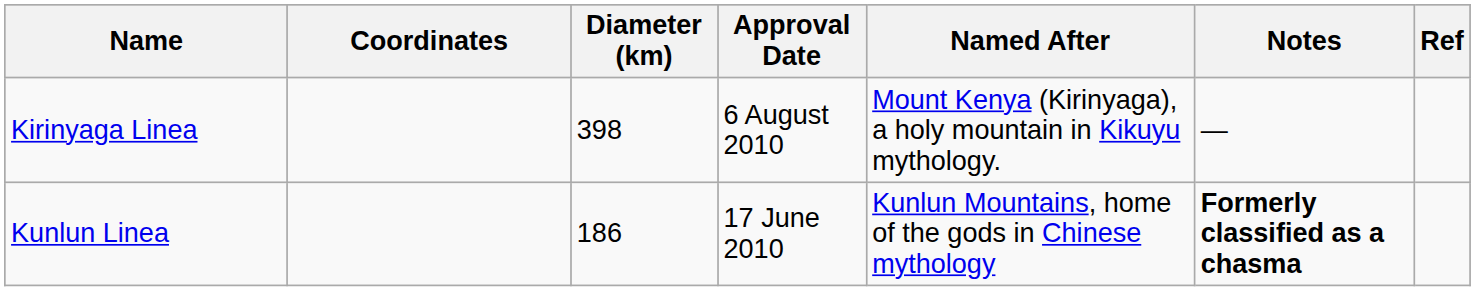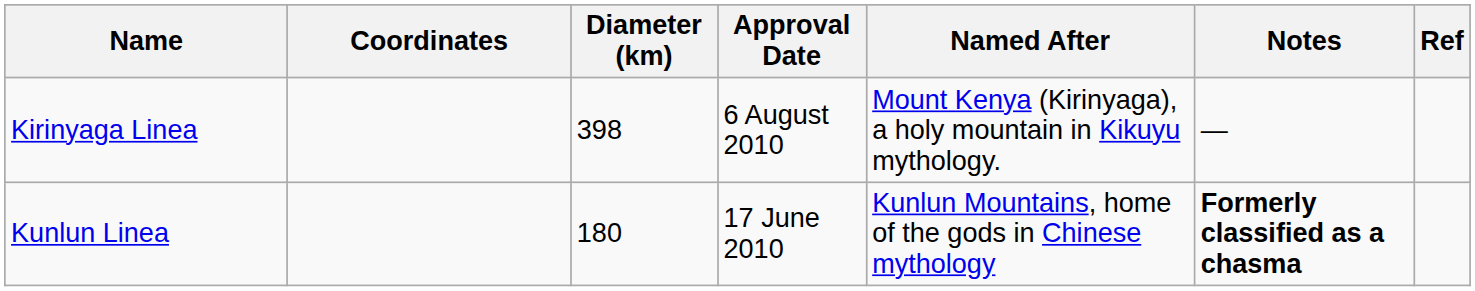(599, 233) 186 -> (599, 233) 180
